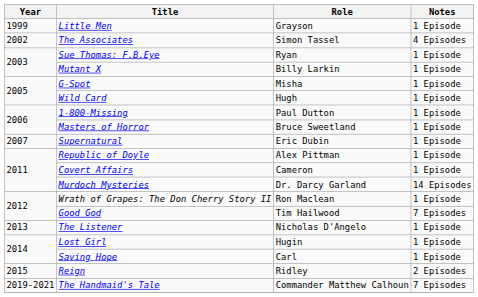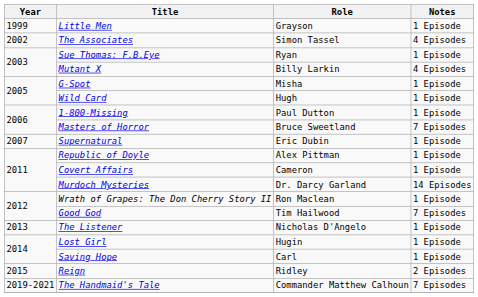(437, 69) 1 Episode -> (440, 69) 4 Episodes
(437, 127) 1 Episode -> (440, 127) 7 Episodes
